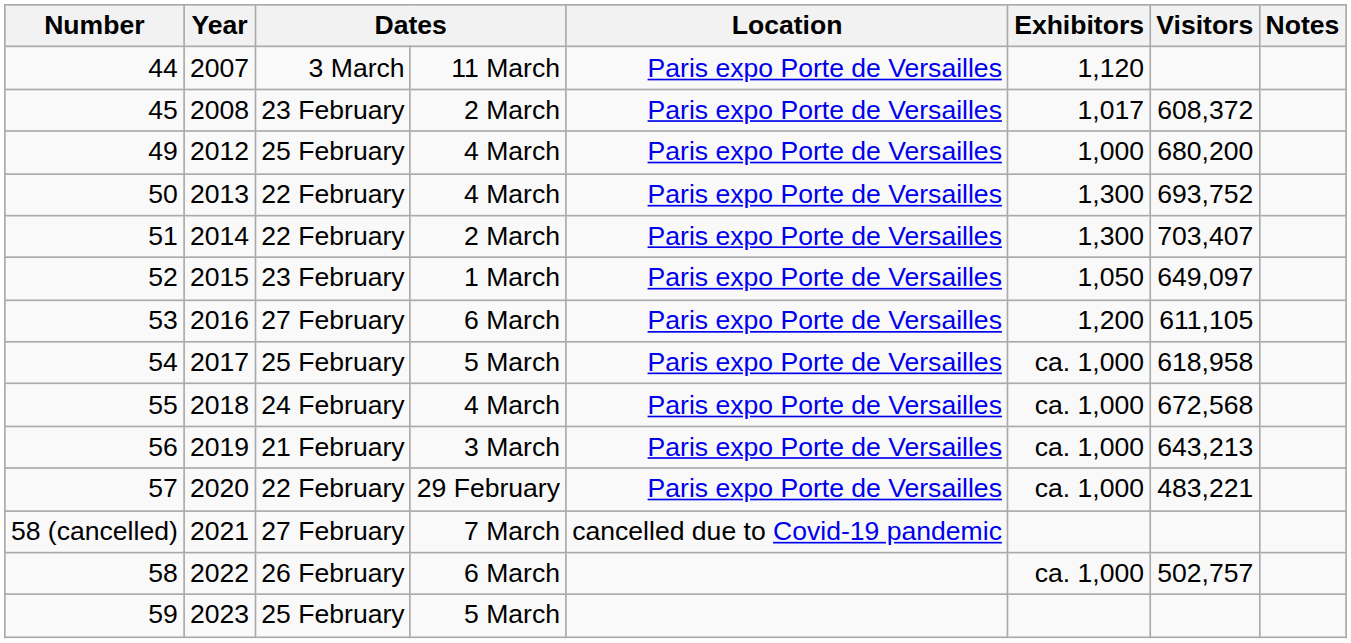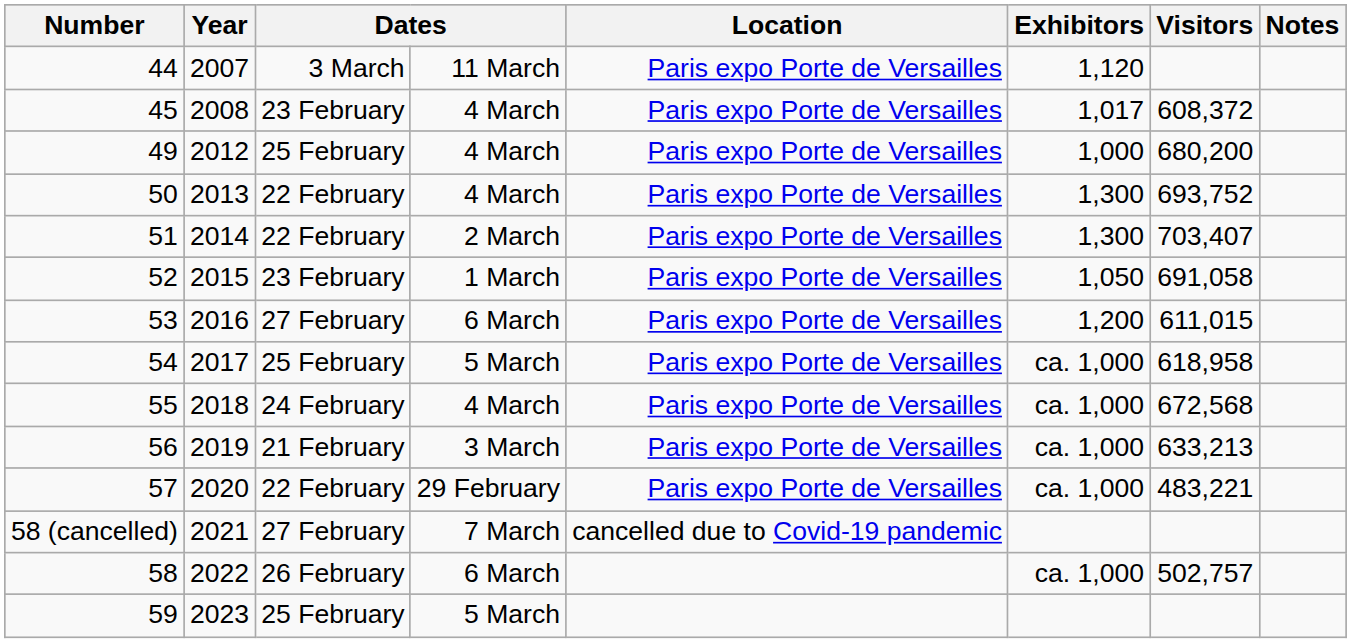(512, 109) 2 March -> (512, 109) 4 March
(1205, 278) 649,097 -> (1205, 278) 691,058
(1206, 320) 611,105 -> (1206, 320) 611,015
(1205, 446) 643,213 -> (1205, 446) 633,213
